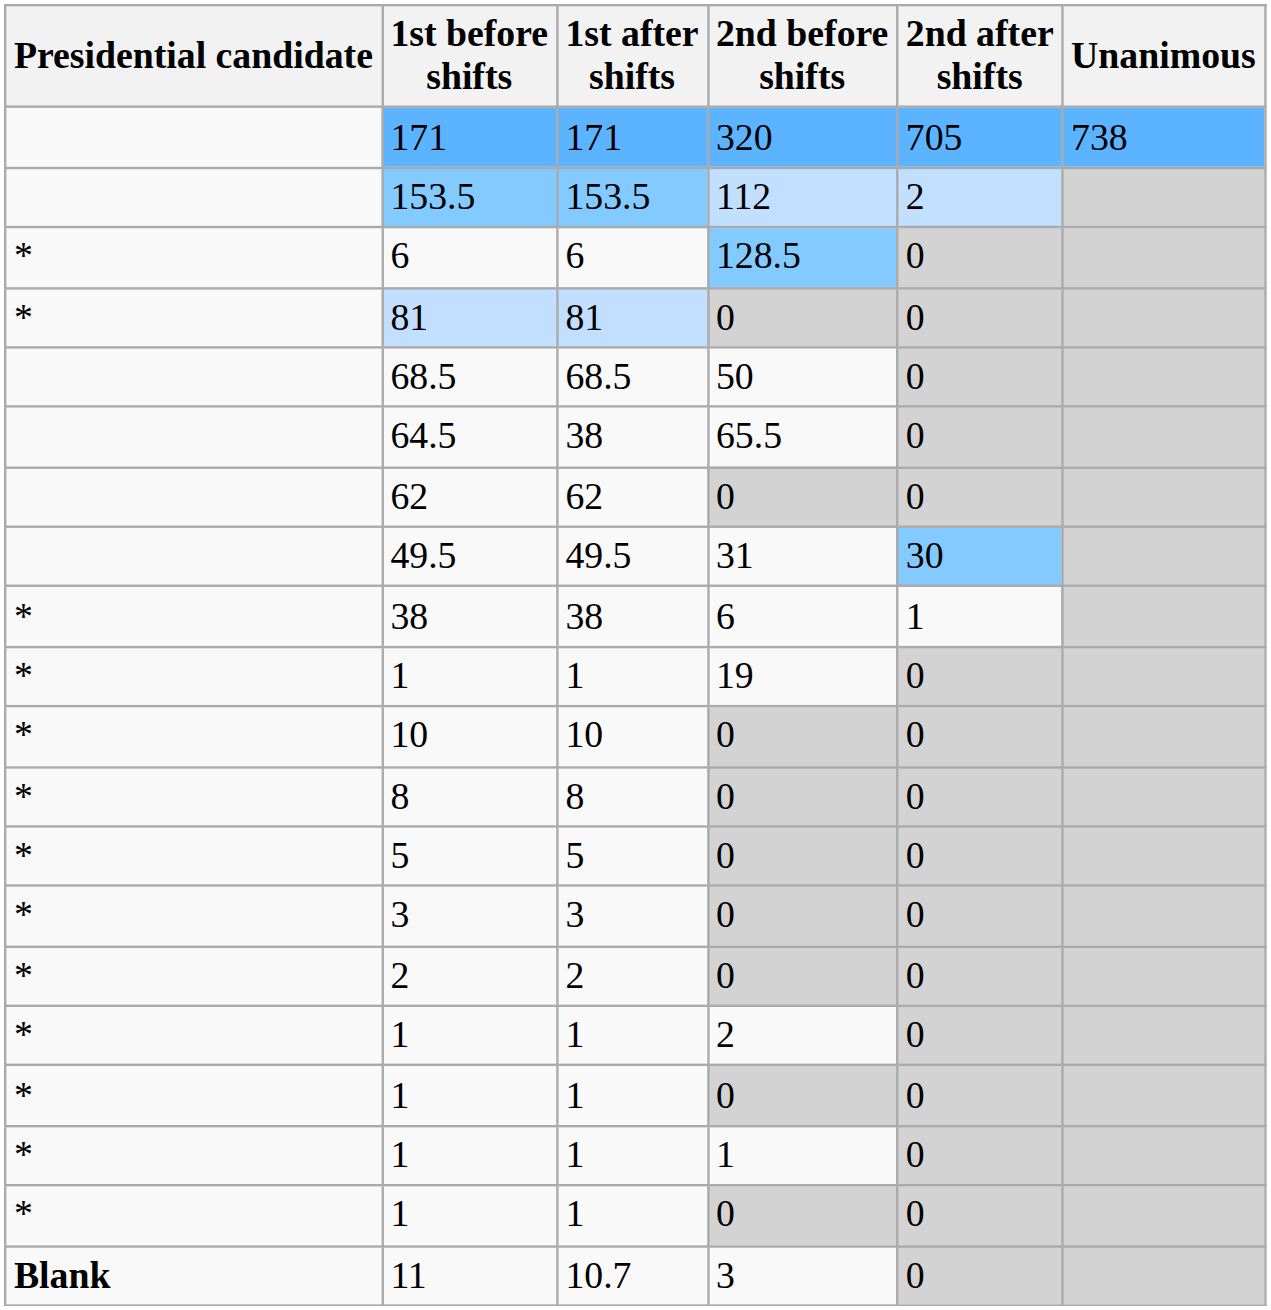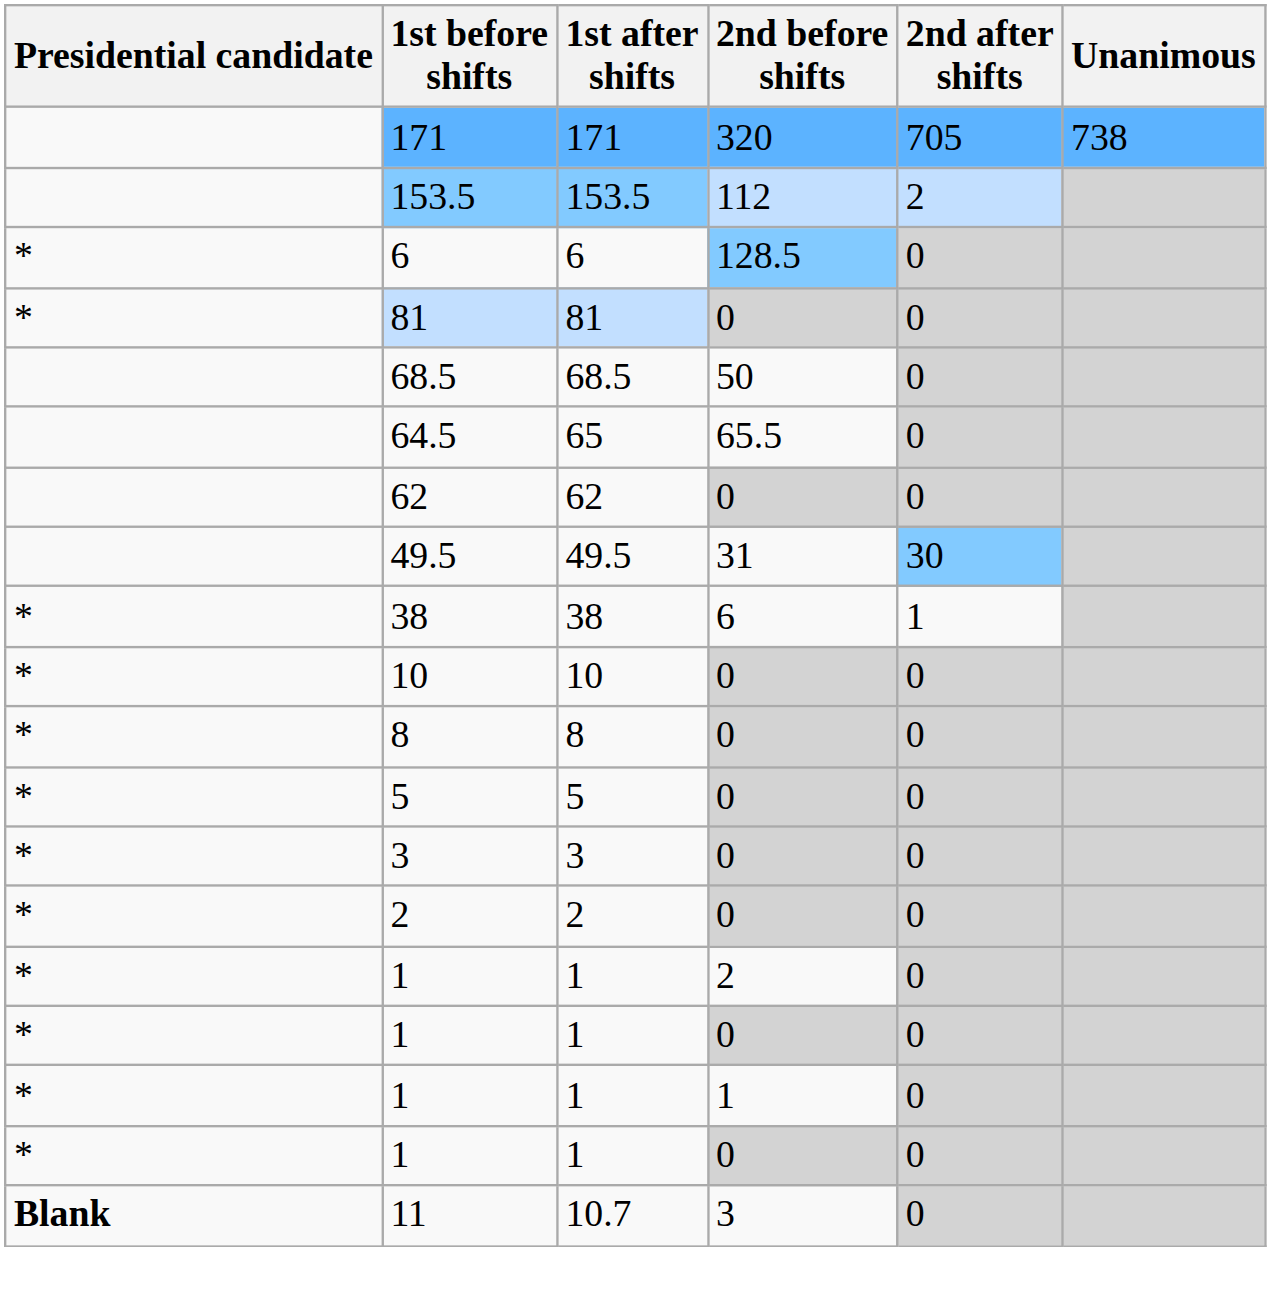(584, 436) 38 -> (584, 436) 65
- row: (400, 675)
